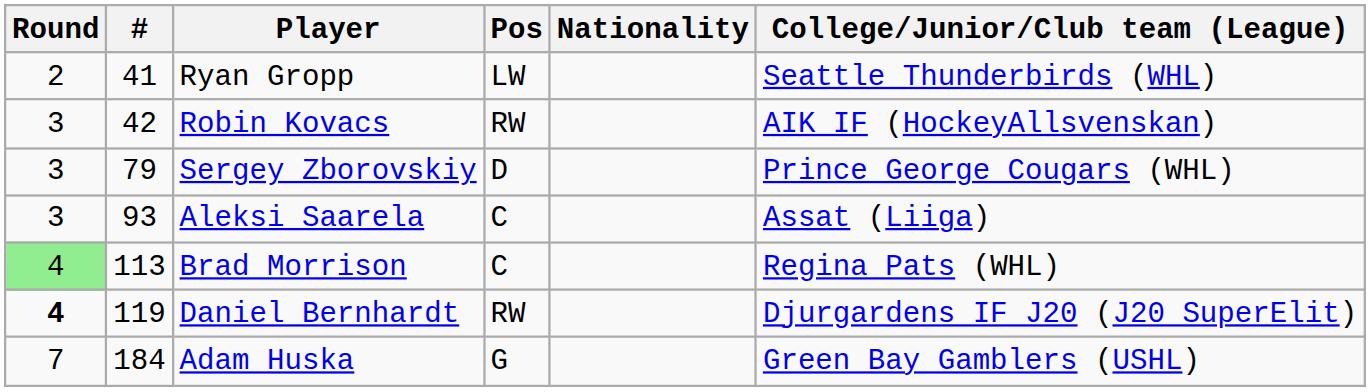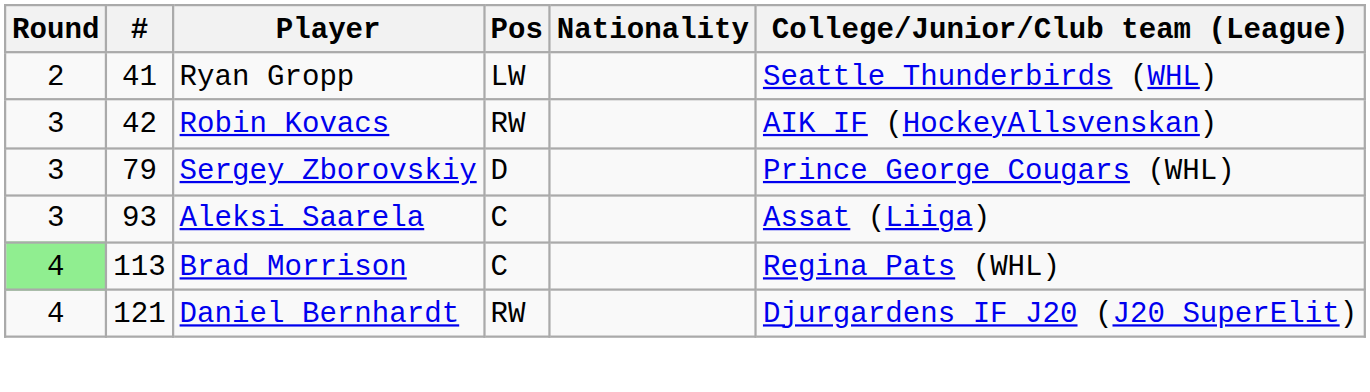(56, 314) bold -> (56, 314) normal
(140, 314) 119 -> (140, 314) 121
- row: (267, 361)
